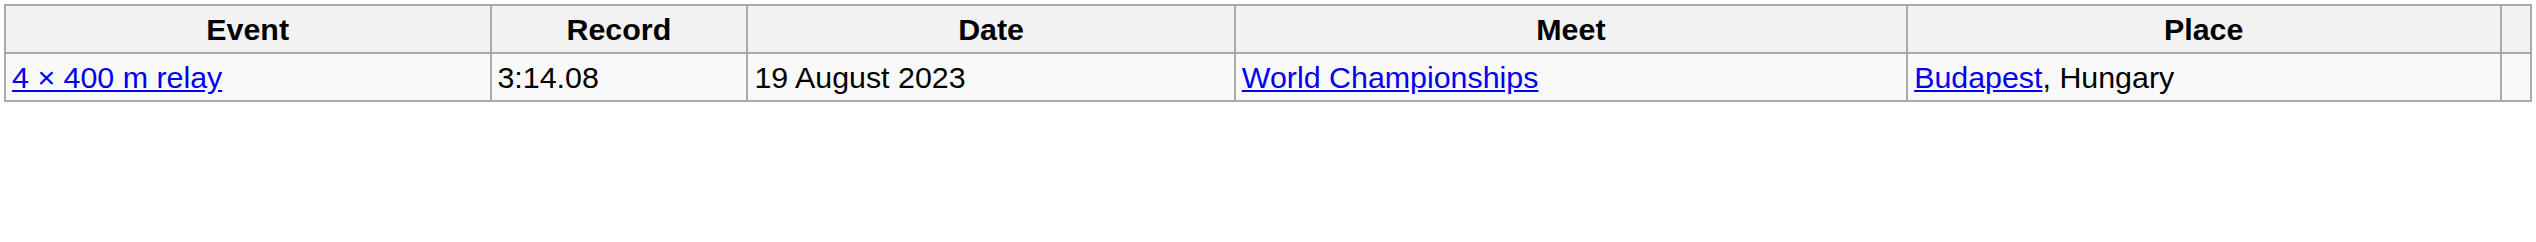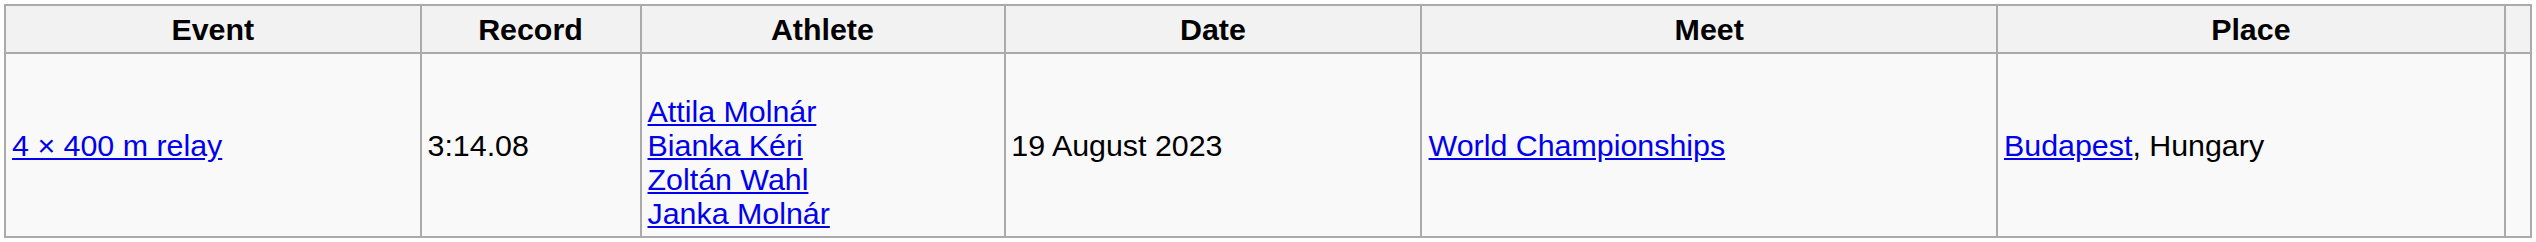+ column: (822, 29)
